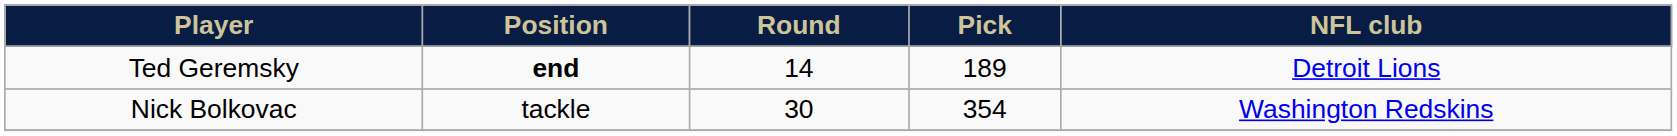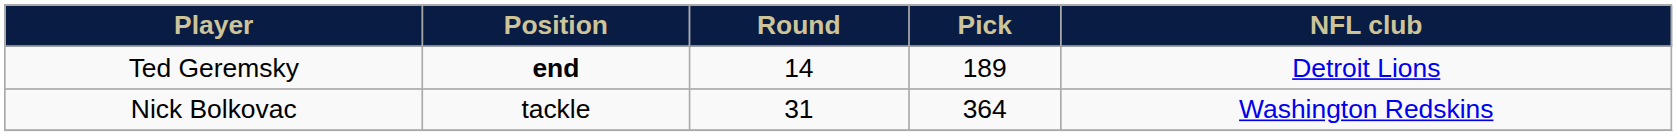(799, 109) 30 -> (799, 109) 31
(985, 109) 354 -> (985, 109) 364
